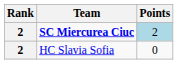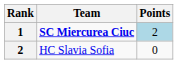(20, 31) 2 -> (20, 31) 1
